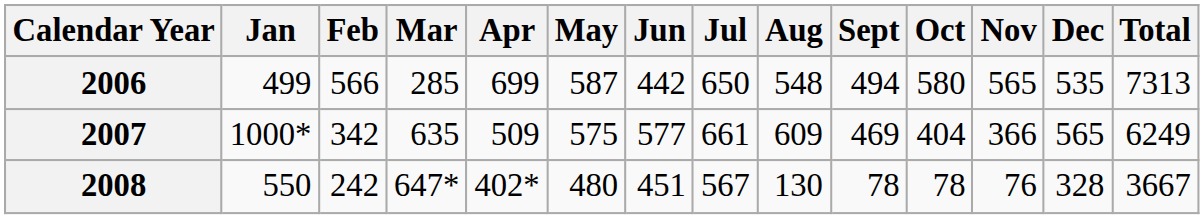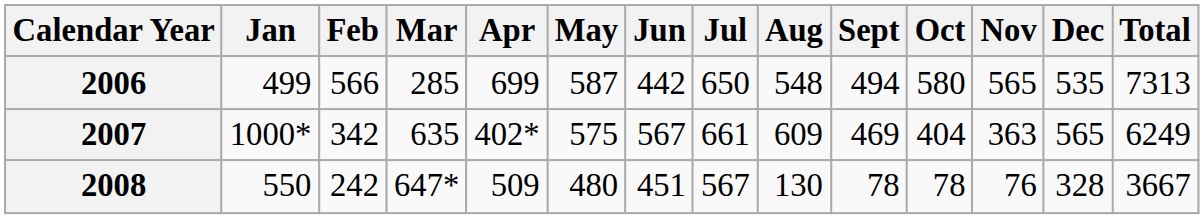(515, 133) 509 -> (507, 133) 402*
(661, 133) 577 -> (661, 133) 567
(1012, 133) 366 -> (1012, 133) 363
(507, 185) 402* -> (515, 185) 509
